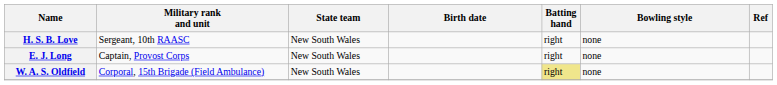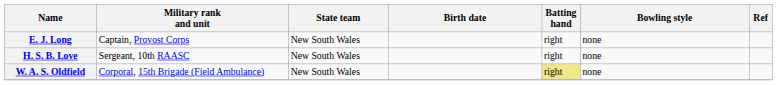rows swapped: (50, 56) <-> (50, 40)
